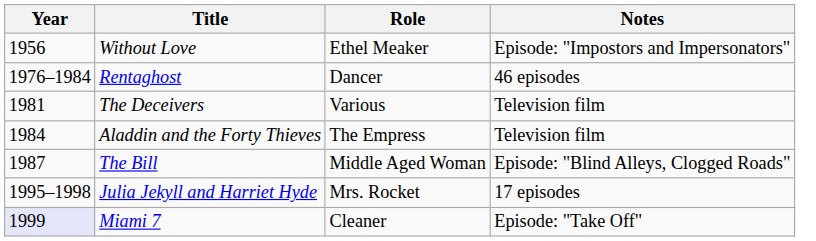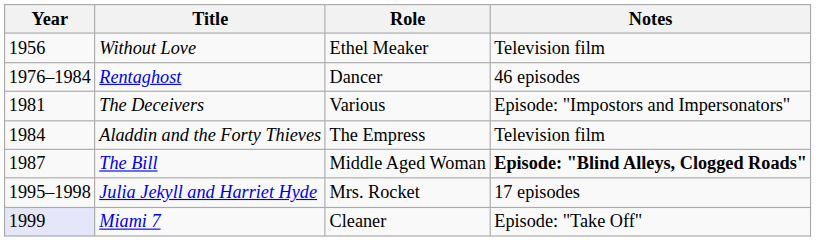(642, 47) Episode: "Impostors and Impersonators" -> (550, 47) Television film
(550, 105) Television film -> (642, 105) Episode: "Impostors and Impersonators"
(642, 163) normal -> (651, 163) bold
